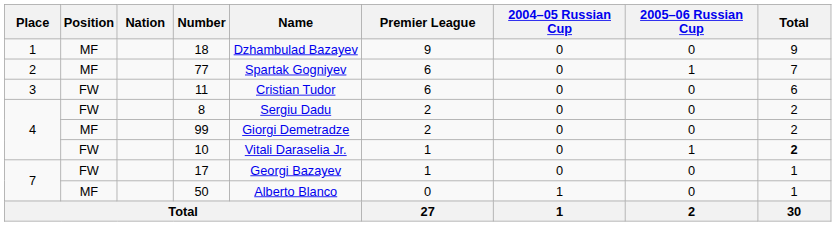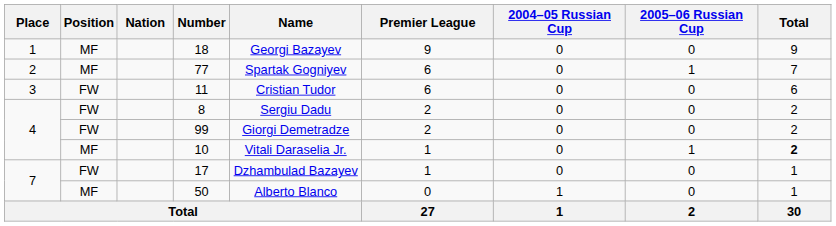(296, 49) Dzhambulad Bazayev -> (296, 49) Georgi Bazayev
(89, 130) MF -> (89, 130) FW
(89, 150) FW -> (89, 150) MF
(296, 170) Georgi Bazayev -> (296, 170) Dzhambulad Bazayev
